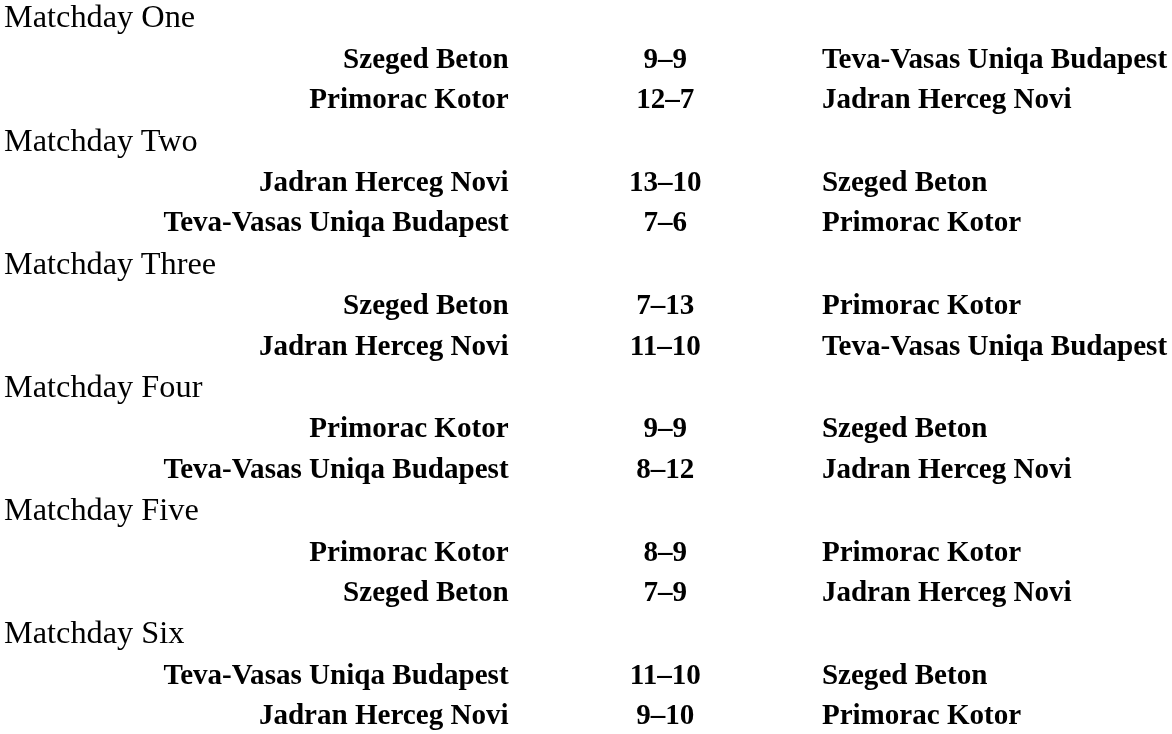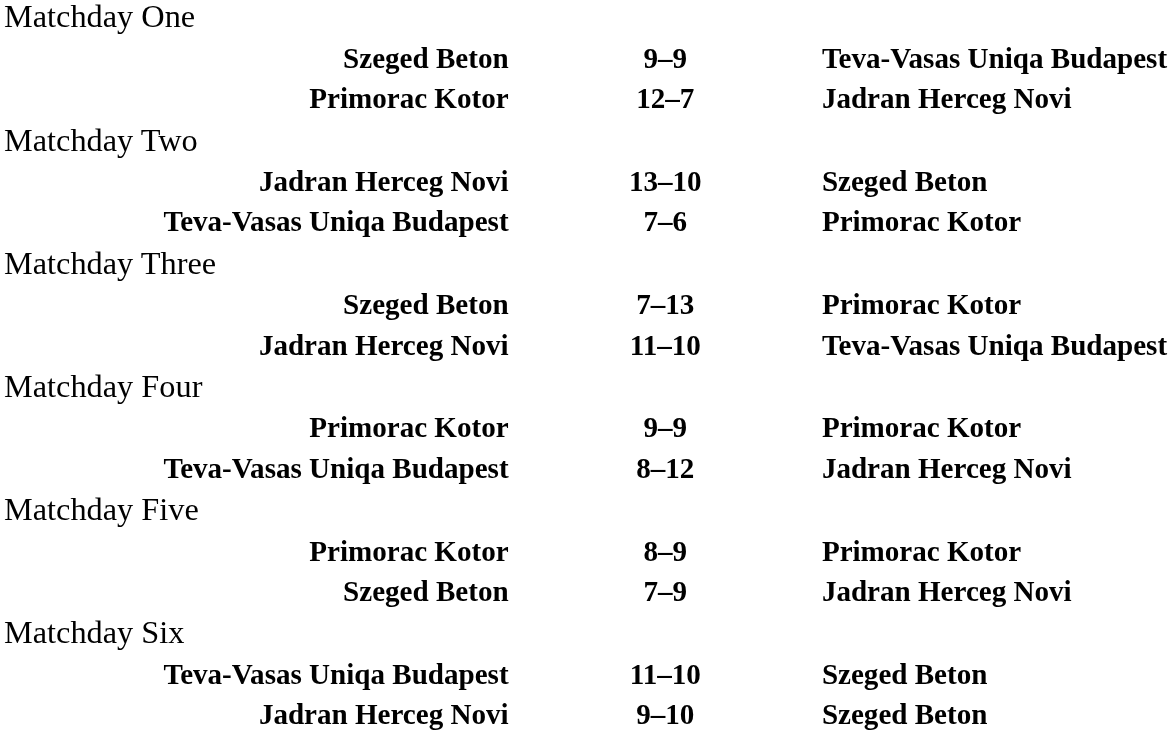(905, 427) Szeged Beton -> (922, 427) Primorac Kotor
(922, 714) Primorac Kotor -> (905, 714) Szeged Beton
